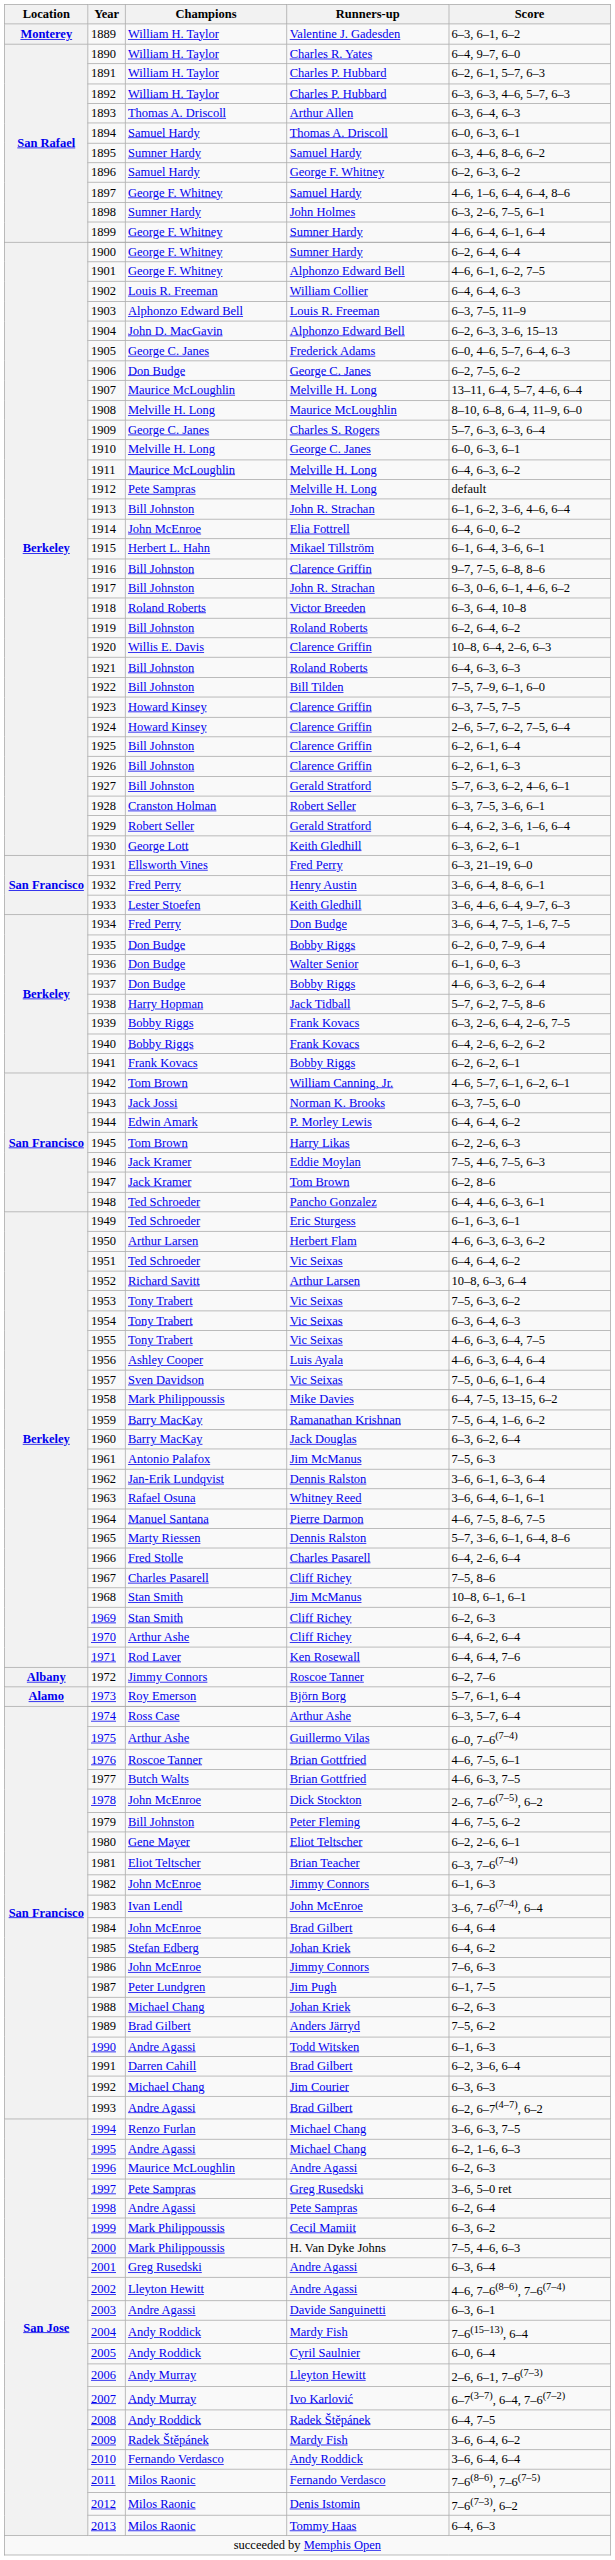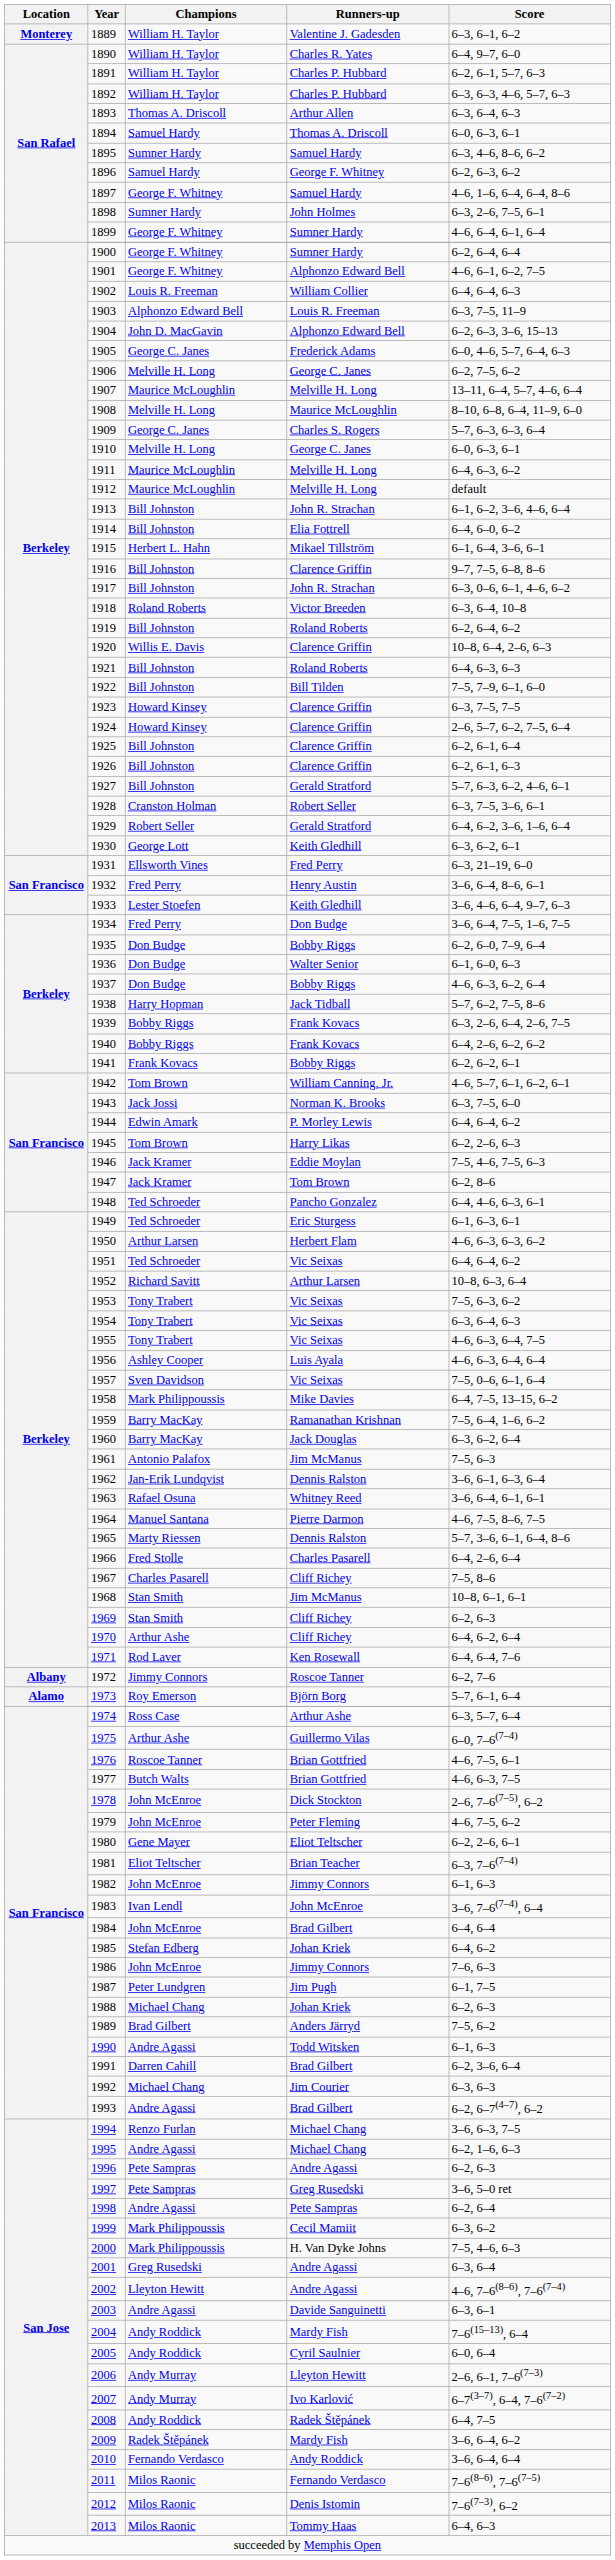(157, 370) Don Budge -> (171, 370) Melville H. Long
(162, 489) Pete Sampras -> (182, 489) Maurice McLoughlin
(165, 529) John McEnroe -> (161, 529) Bill Johnston
(161, 1822) Bill Johnston -> (165, 1822) John McEnroe
(182, 2168) Maurice McLoughlin -> (162, 2168) Pete Sampras
